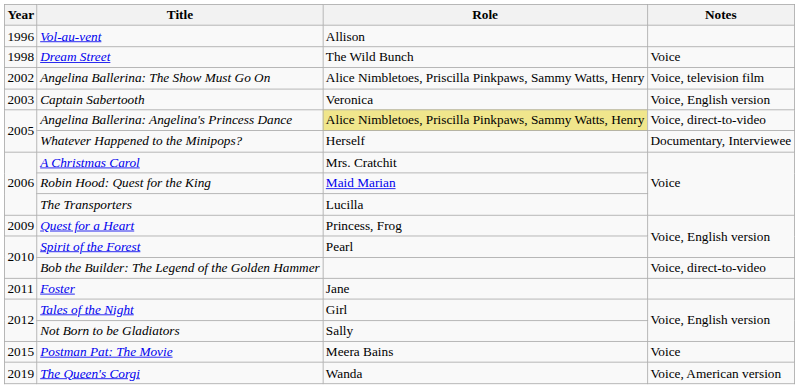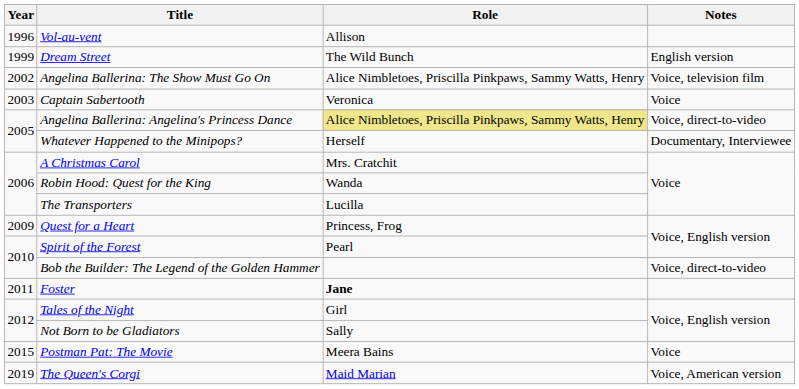(21, 57) 1998 -> (21, 57) 1999
(665, 57) Voice -> (692, 57) English version
(710, 99) Voice, English version -> (665, 99) Voice
(361, 183) Maid Marian -> (344, 183) Wanda
(338, 288) normal -> (339, 288) bold
(344, 373) Wanda -> (361, 373) Maid Marian
